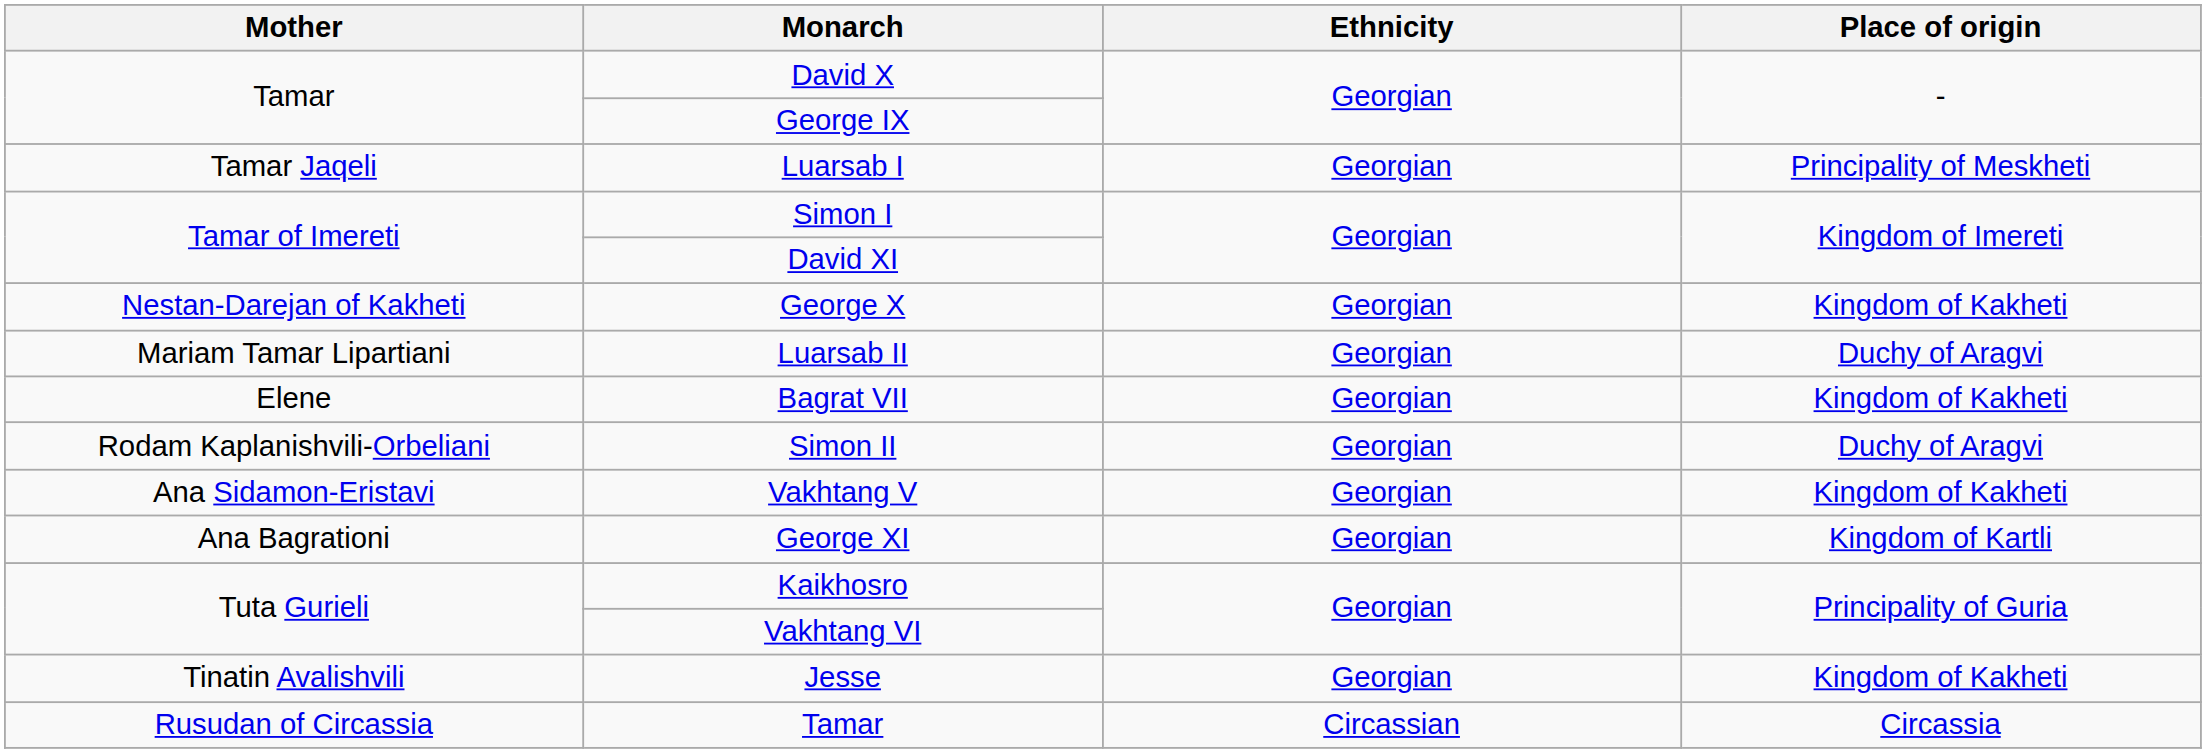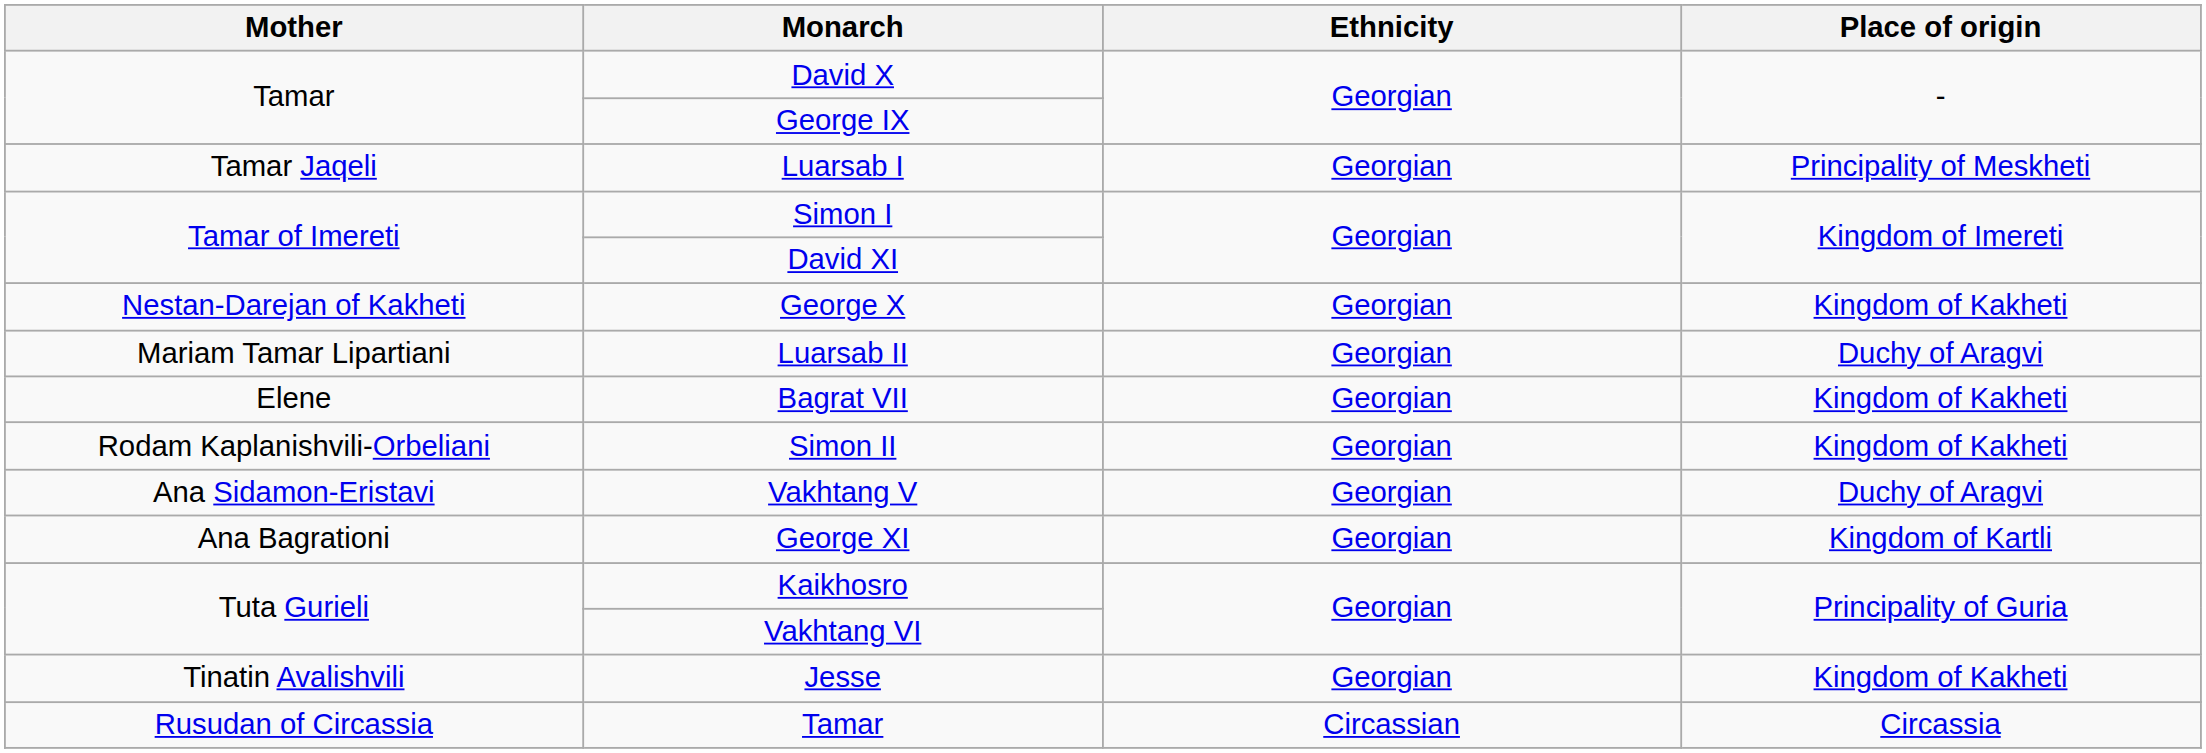(1941, 445) Duchy of Aragvi -> (1941, 445) Kingdom of Kakheti
(1941, 492) Kingdom of Kakheti -> (1941, 492) Duchy of Aragvi
